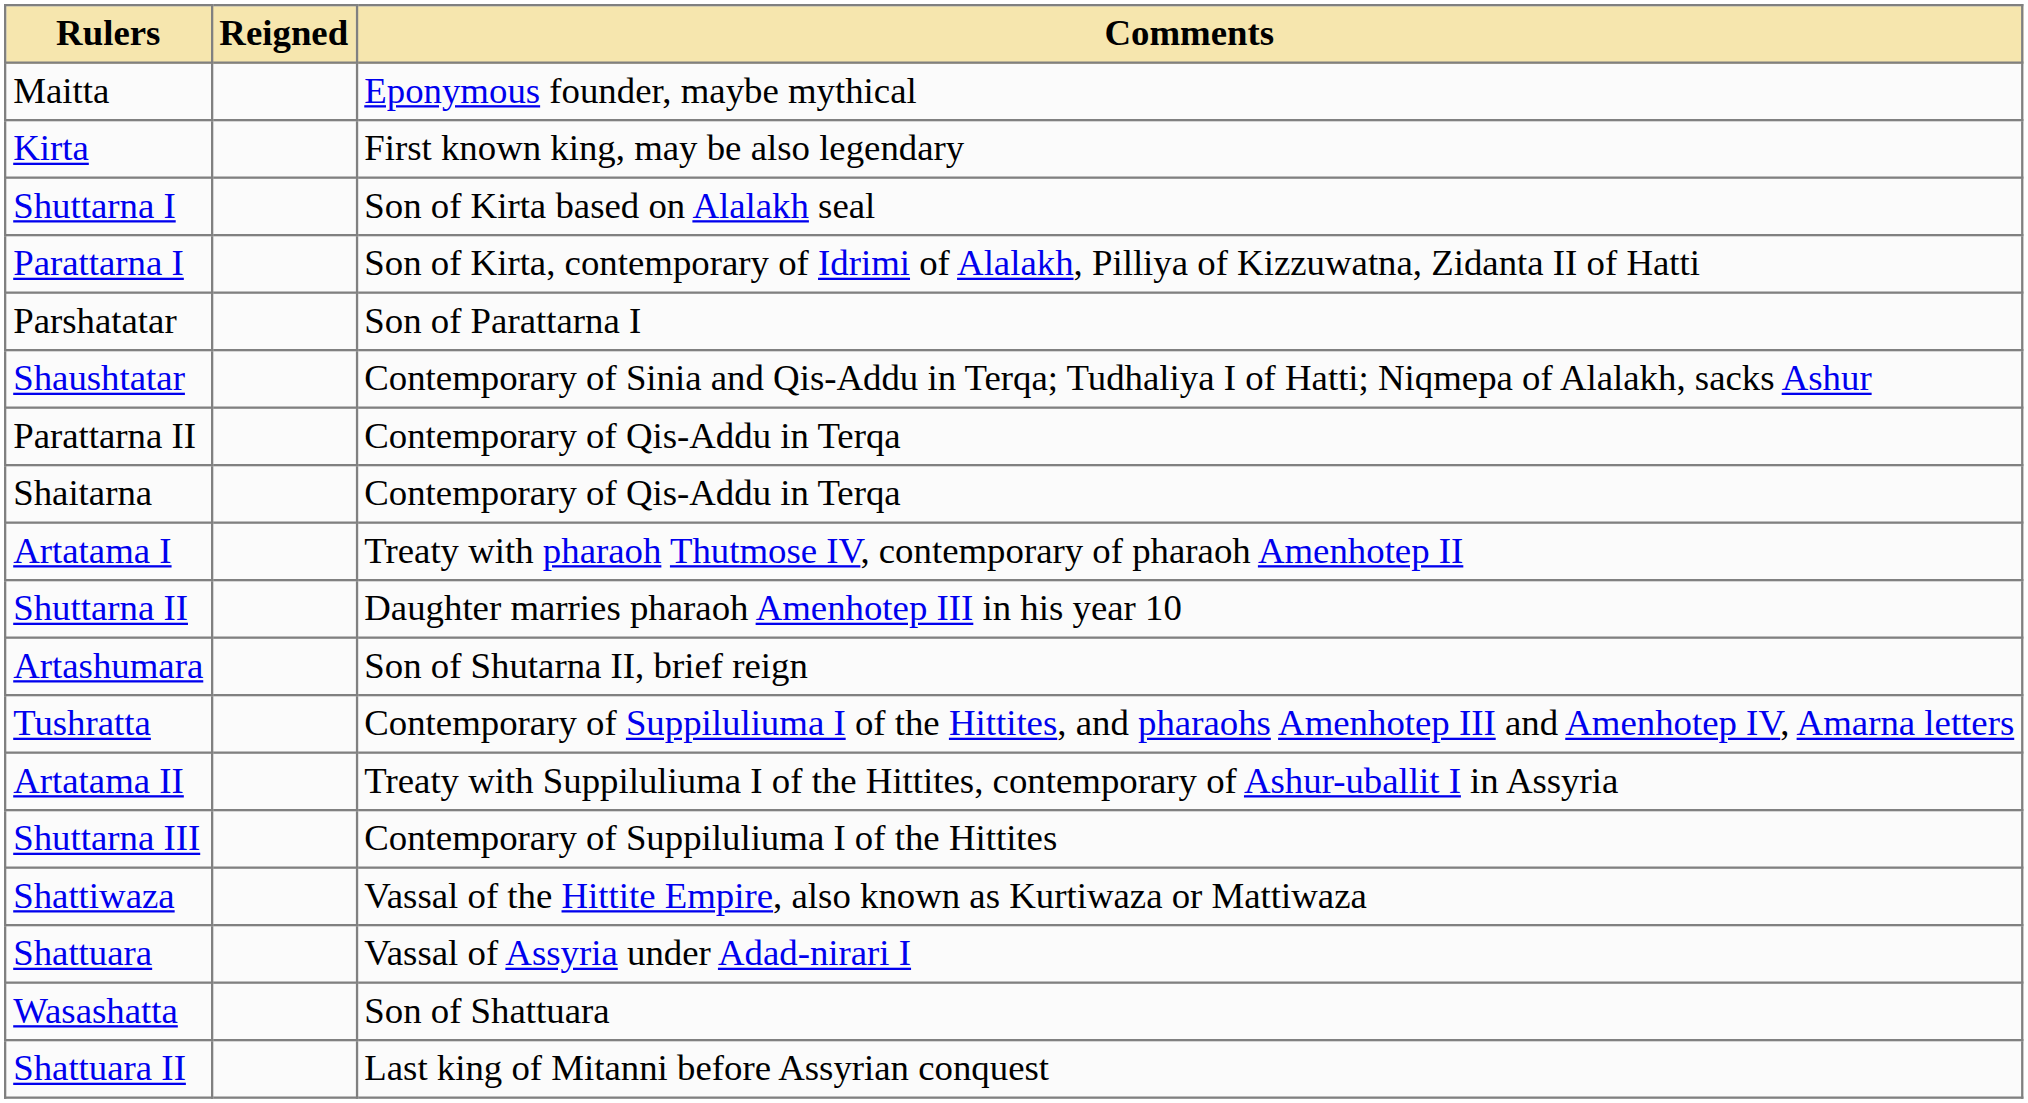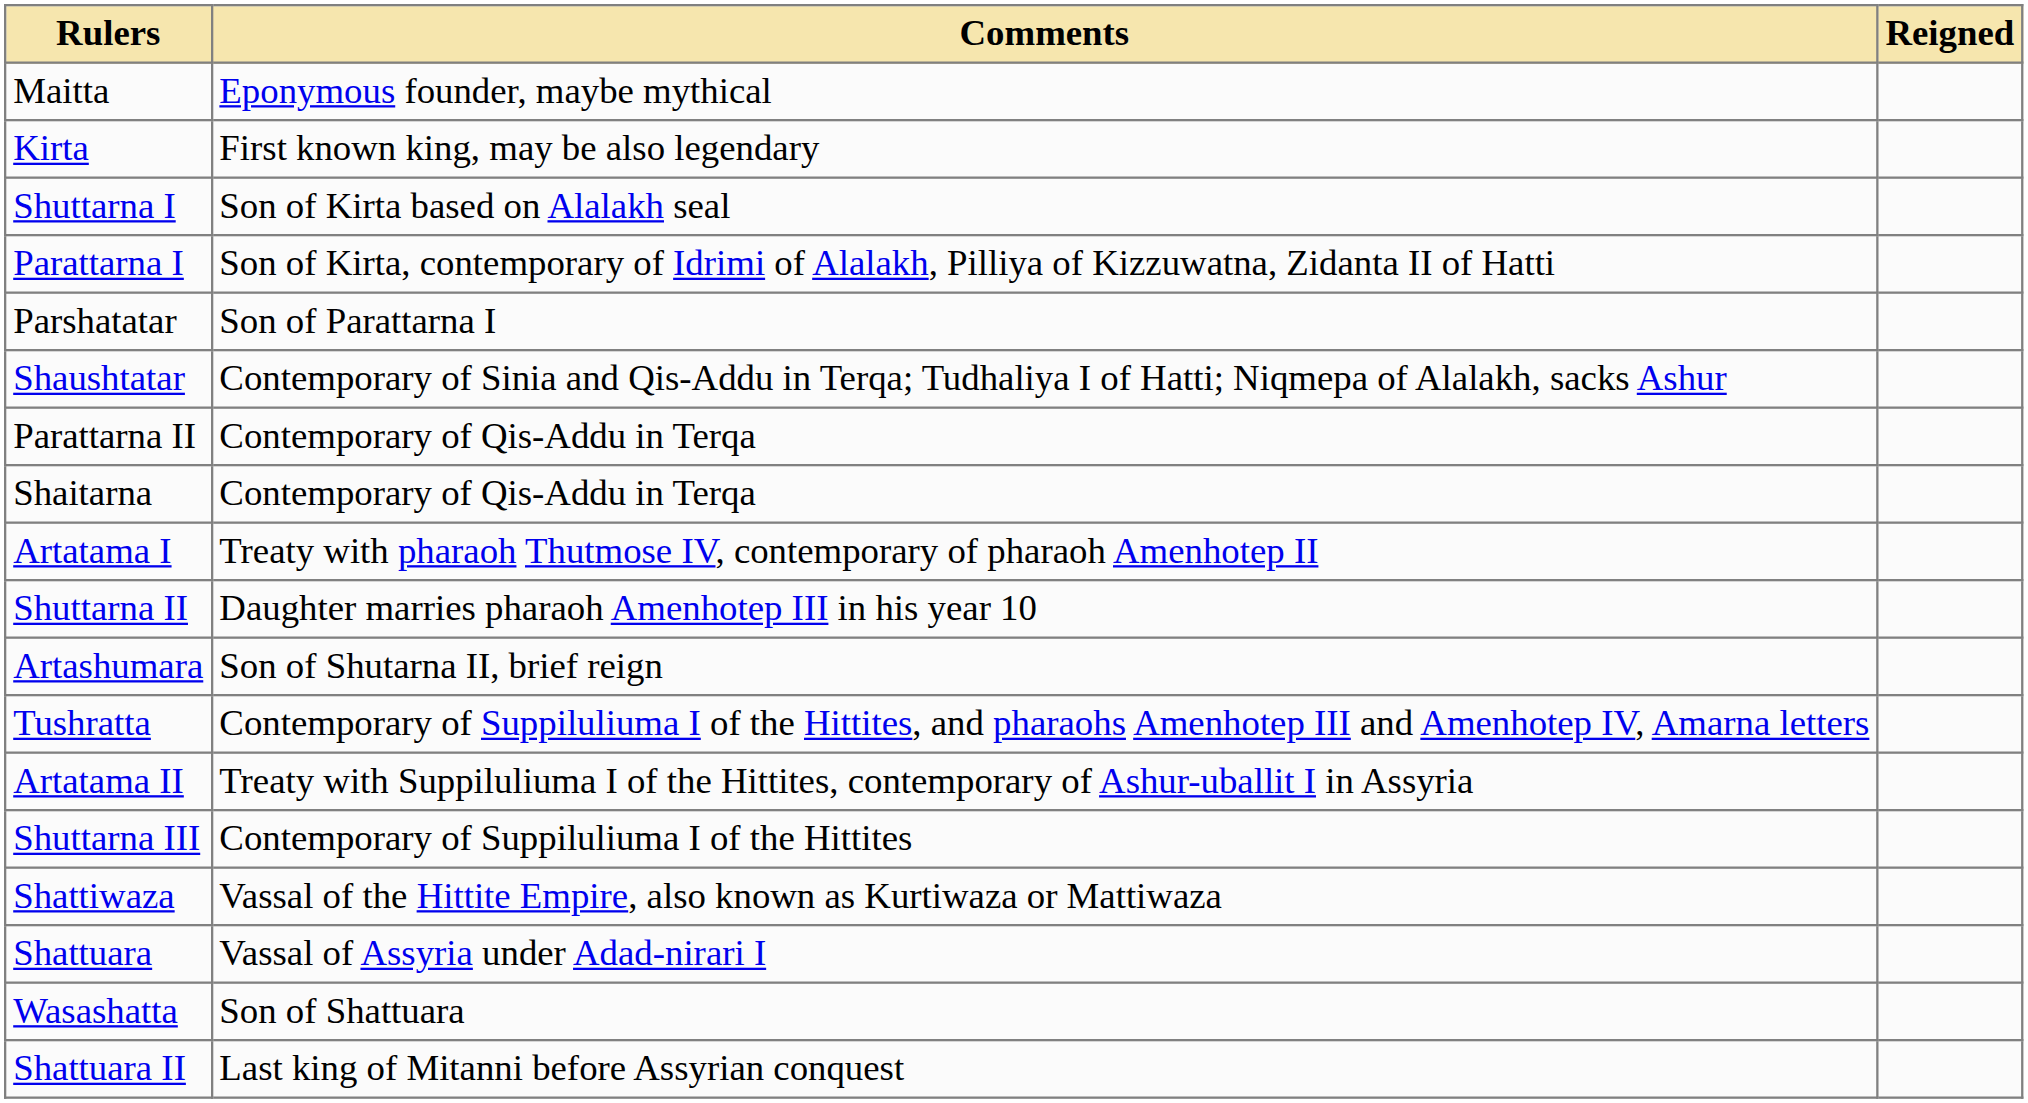columns swapped: (284, 33) <-> (1189, 33)
